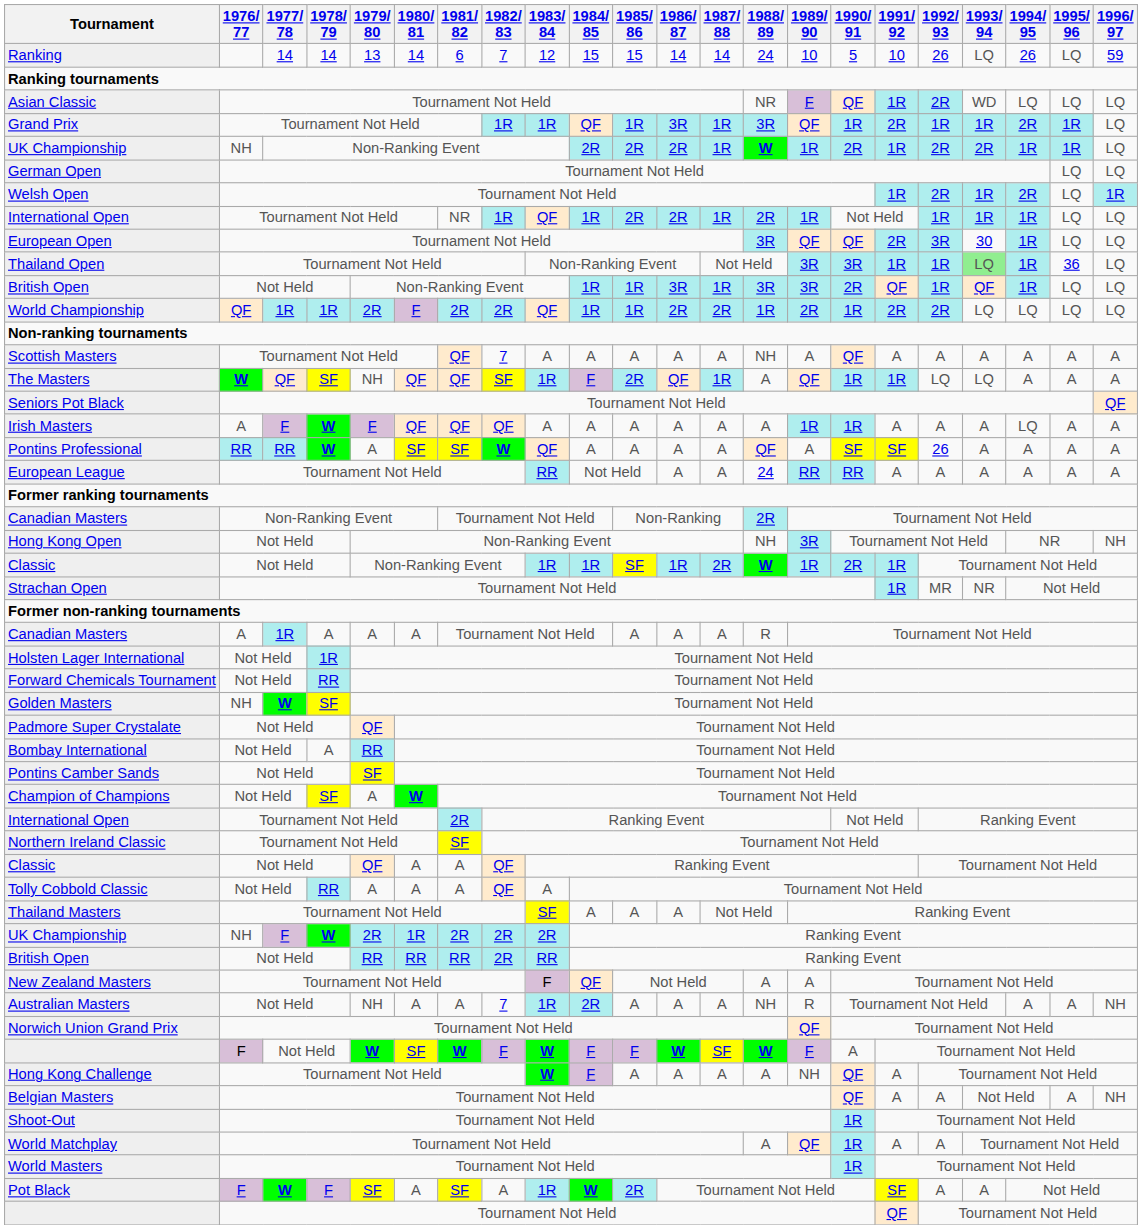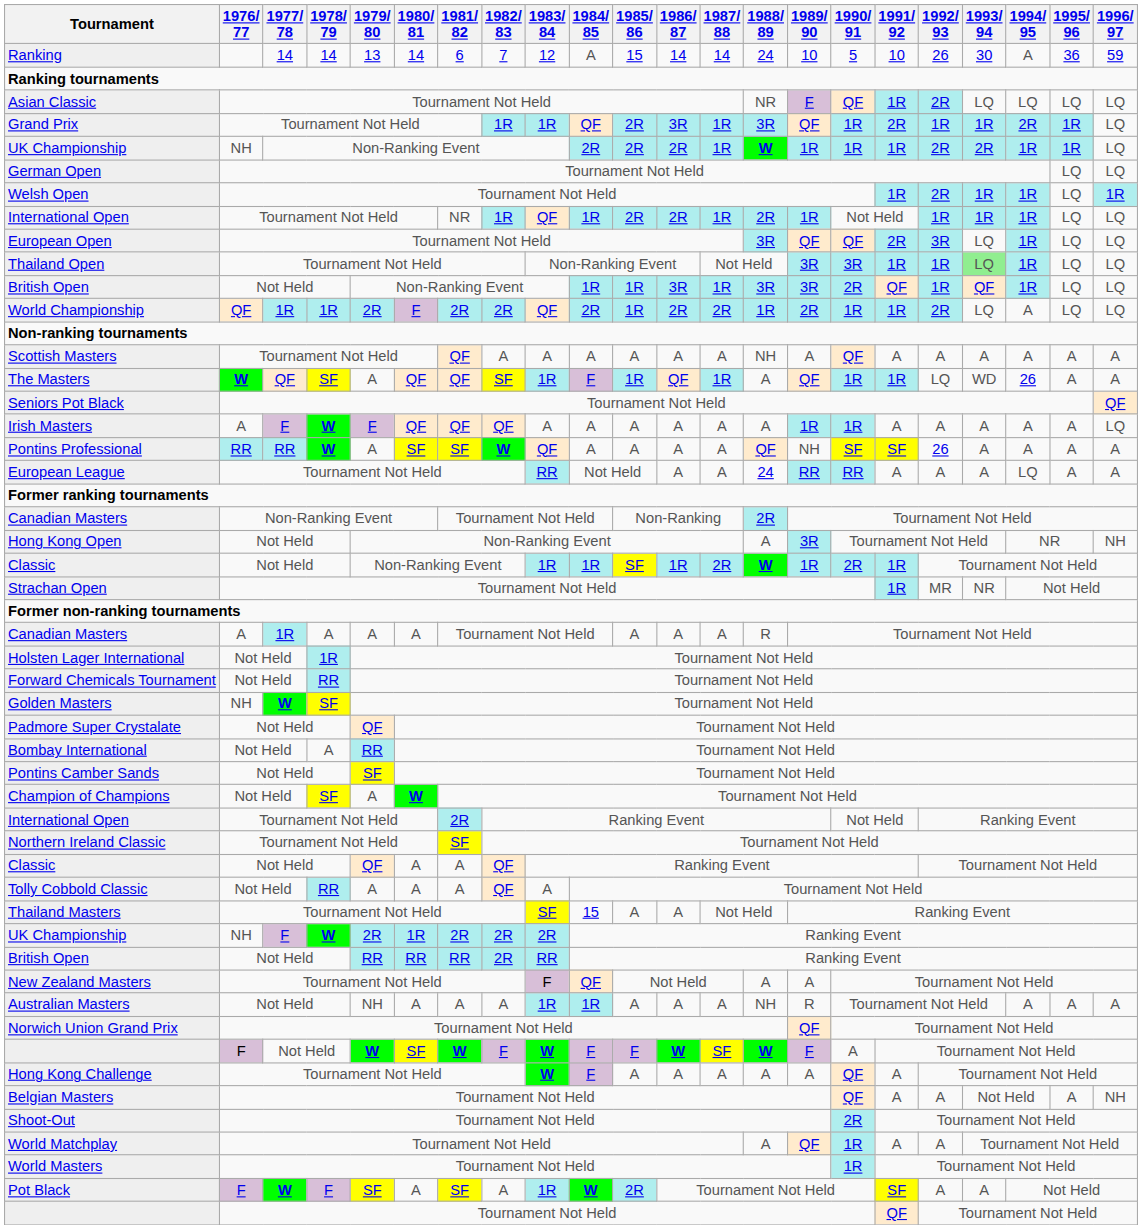(591, 55) 15 -> (591, 55) A
(984, 55) LQ -> (984, 55) 30
(1028, 55) 26 -> (1028, 55) A
(1072, 55) LQ -> (1072, 55) 36
(984, 101) WD -> (984, 101) LQ
(634, 125) 1R -> (634, 125) 2R
(853, 148) 2R -> (853, 148) 1R
(1028, 194) 2R -> (1028, 194) 1R
(984, 240) 30 -> (984, 240) LQ
(1072, 263) 36 -> (1072, 263) LQ
(591, 310) 1R -> (591, 310) 2R
(897, 310) 2R -> (897, 310) 1R
(1028, 310) LQ -> (1028, 310) A
(503, 356) 7 -> (503, 356) A
(372, 379) NH -> (372, 379) A
(634, 379) 2R -> (634, 379) 1R
(984, 379) LQ -> (984, 379) WD
(1028, 379) A -> (1028, 379) 26
(1028, 426) LQ -> (1028, 426) A
(1115, 426) A -> (1115, 426) LQ
(809, 449) A -> (809, 449) NH
(1028, 472) A -> (1028, 472) LQ
(766, 541) NH -> (766, 541) A
(591, 912) A -> (591, 912) 15
(503, 1004) 7 -> (503, 1004) A
(591, 1004) 2R -> (591, 1004) 1R
(1115, 1004) NH -> (1115, 1004) A
(809, 1074) NH -> (809, 1074) A
(853, 1120) 1R -> (853, 1120) 2R
